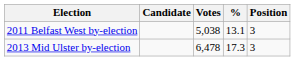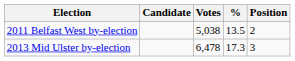(235, 30) 13.1 -> (235, 30) 13.5
(253, 30) 3 -> (253, 30) 2
